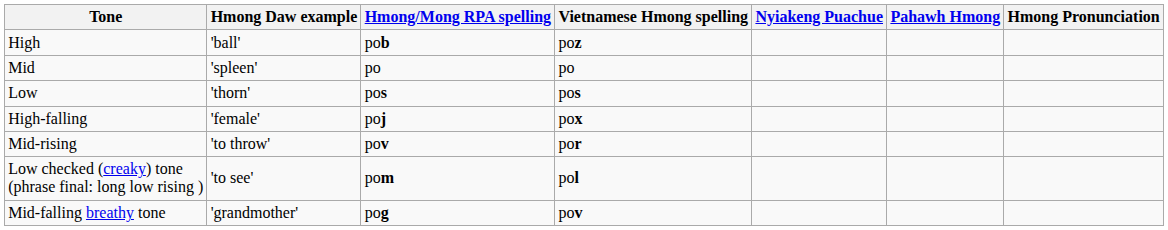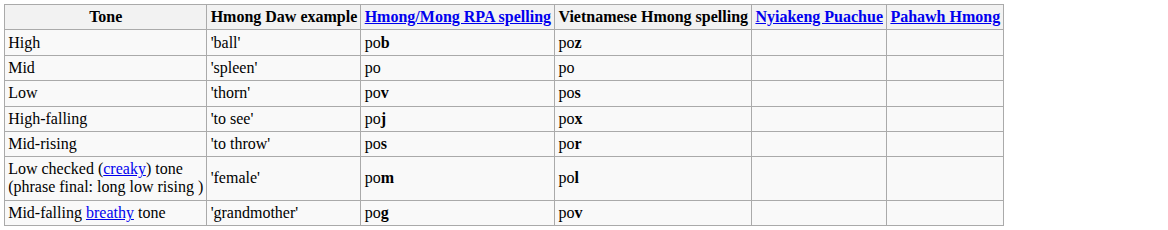- column: (1084, 17)
(376, 93) pos -> (377, 93) pov
(235, 118) 'female' -> (232, 118) 'to see'
(377, 144) pov -> (376, 144) pos
(232, 178) 'to see' -> (235, 178) 'female'
